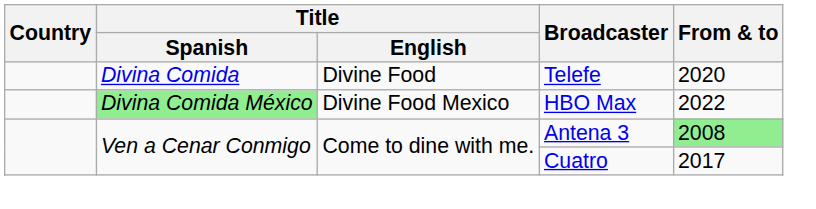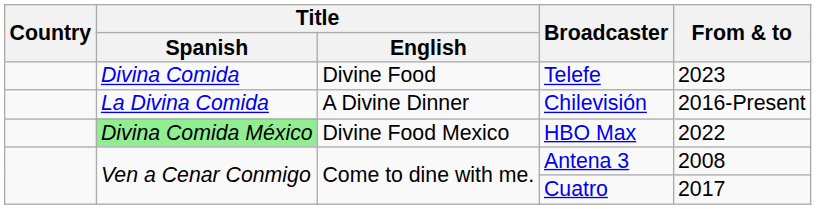(702, 75) 2020 -> (702, 75) 2023
+ row: (595, 104)
(702, 132) lightgreen background -> (702, 160) no background
